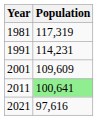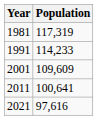(55, 50) 114,231 -> (55, 50) 114,233
(55, 87) lightgreen background -> (55, 87) no background
